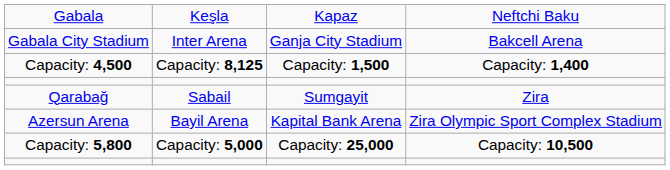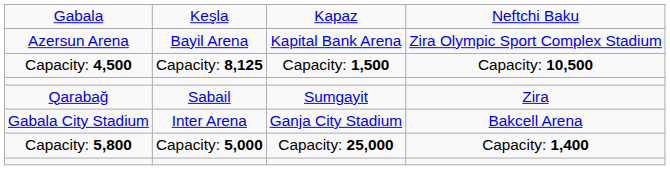rows swapped: (78, 41) <-> (78, 121)
(536, 65) Capacity: 1,400 -> (536, 65) Capacity: 10,500
(536, 145) Capacity: 10,500 -> (536, 145) Capacity: 1,400
